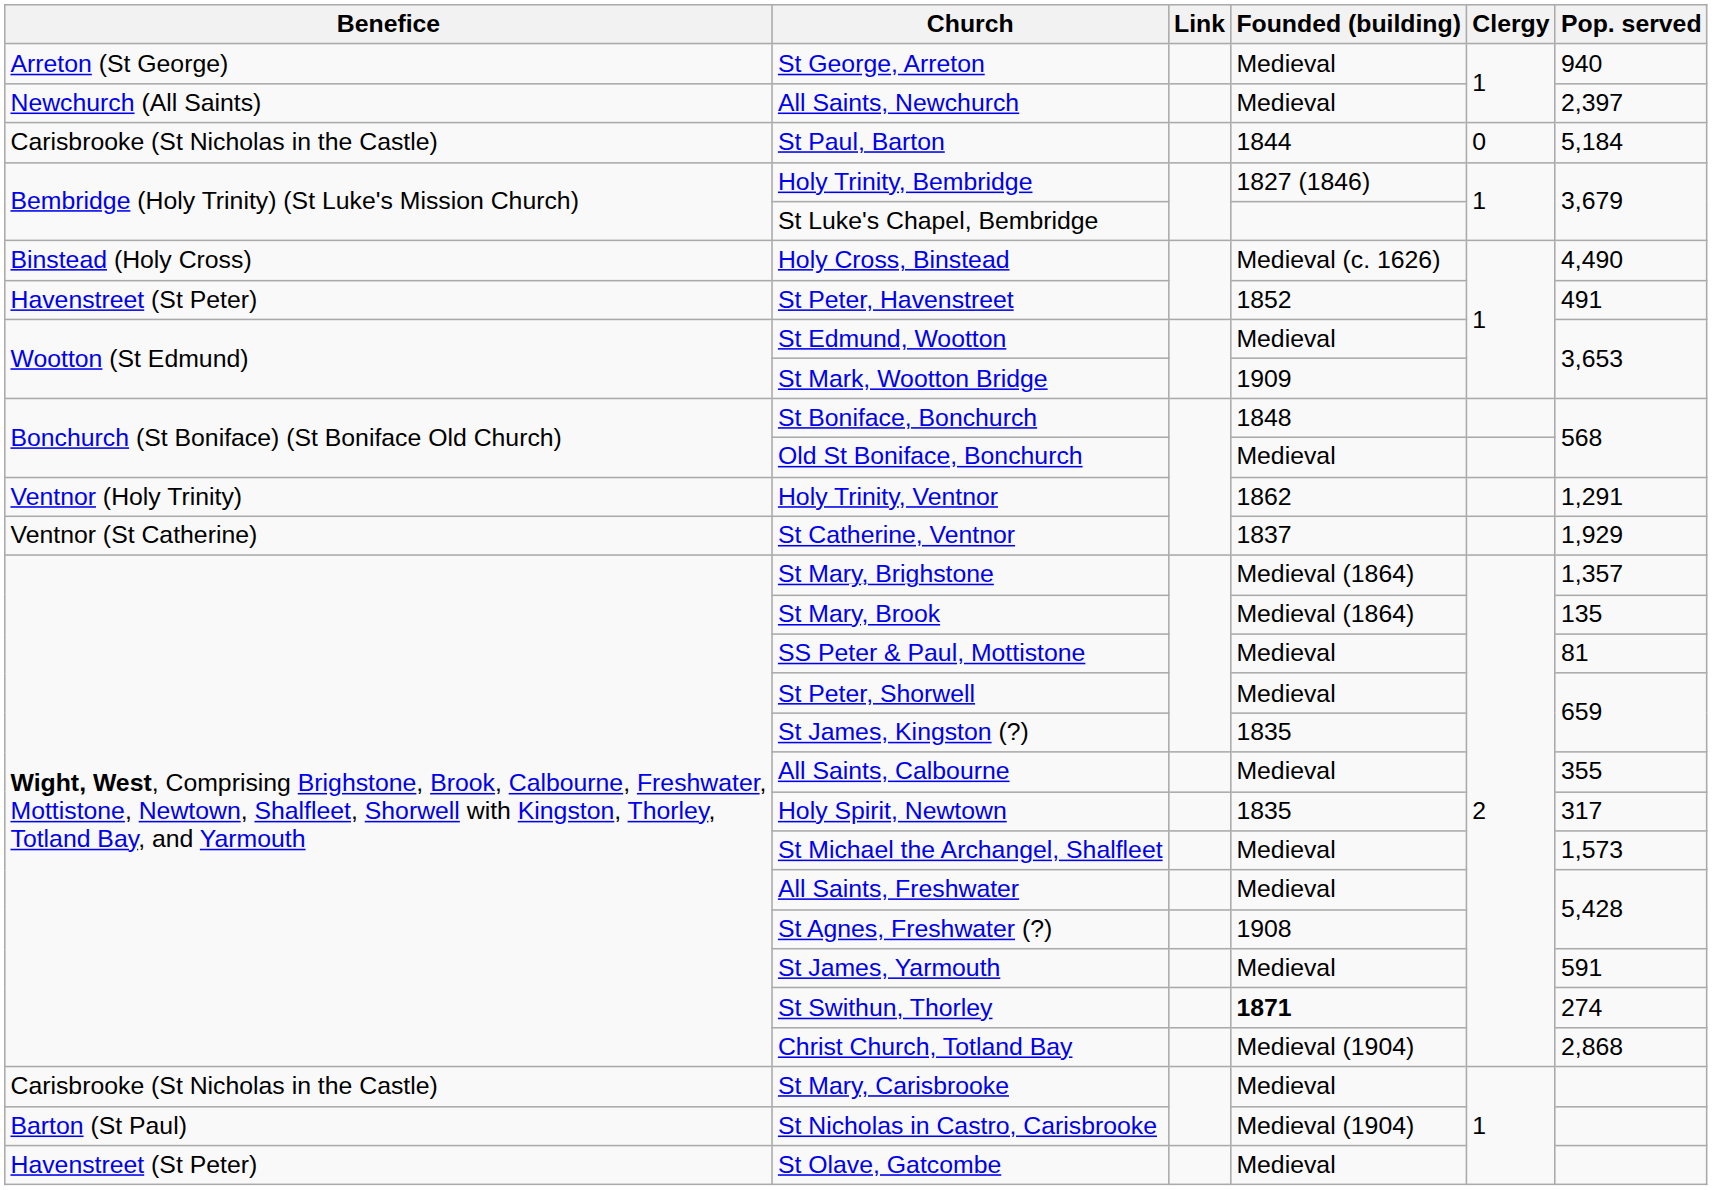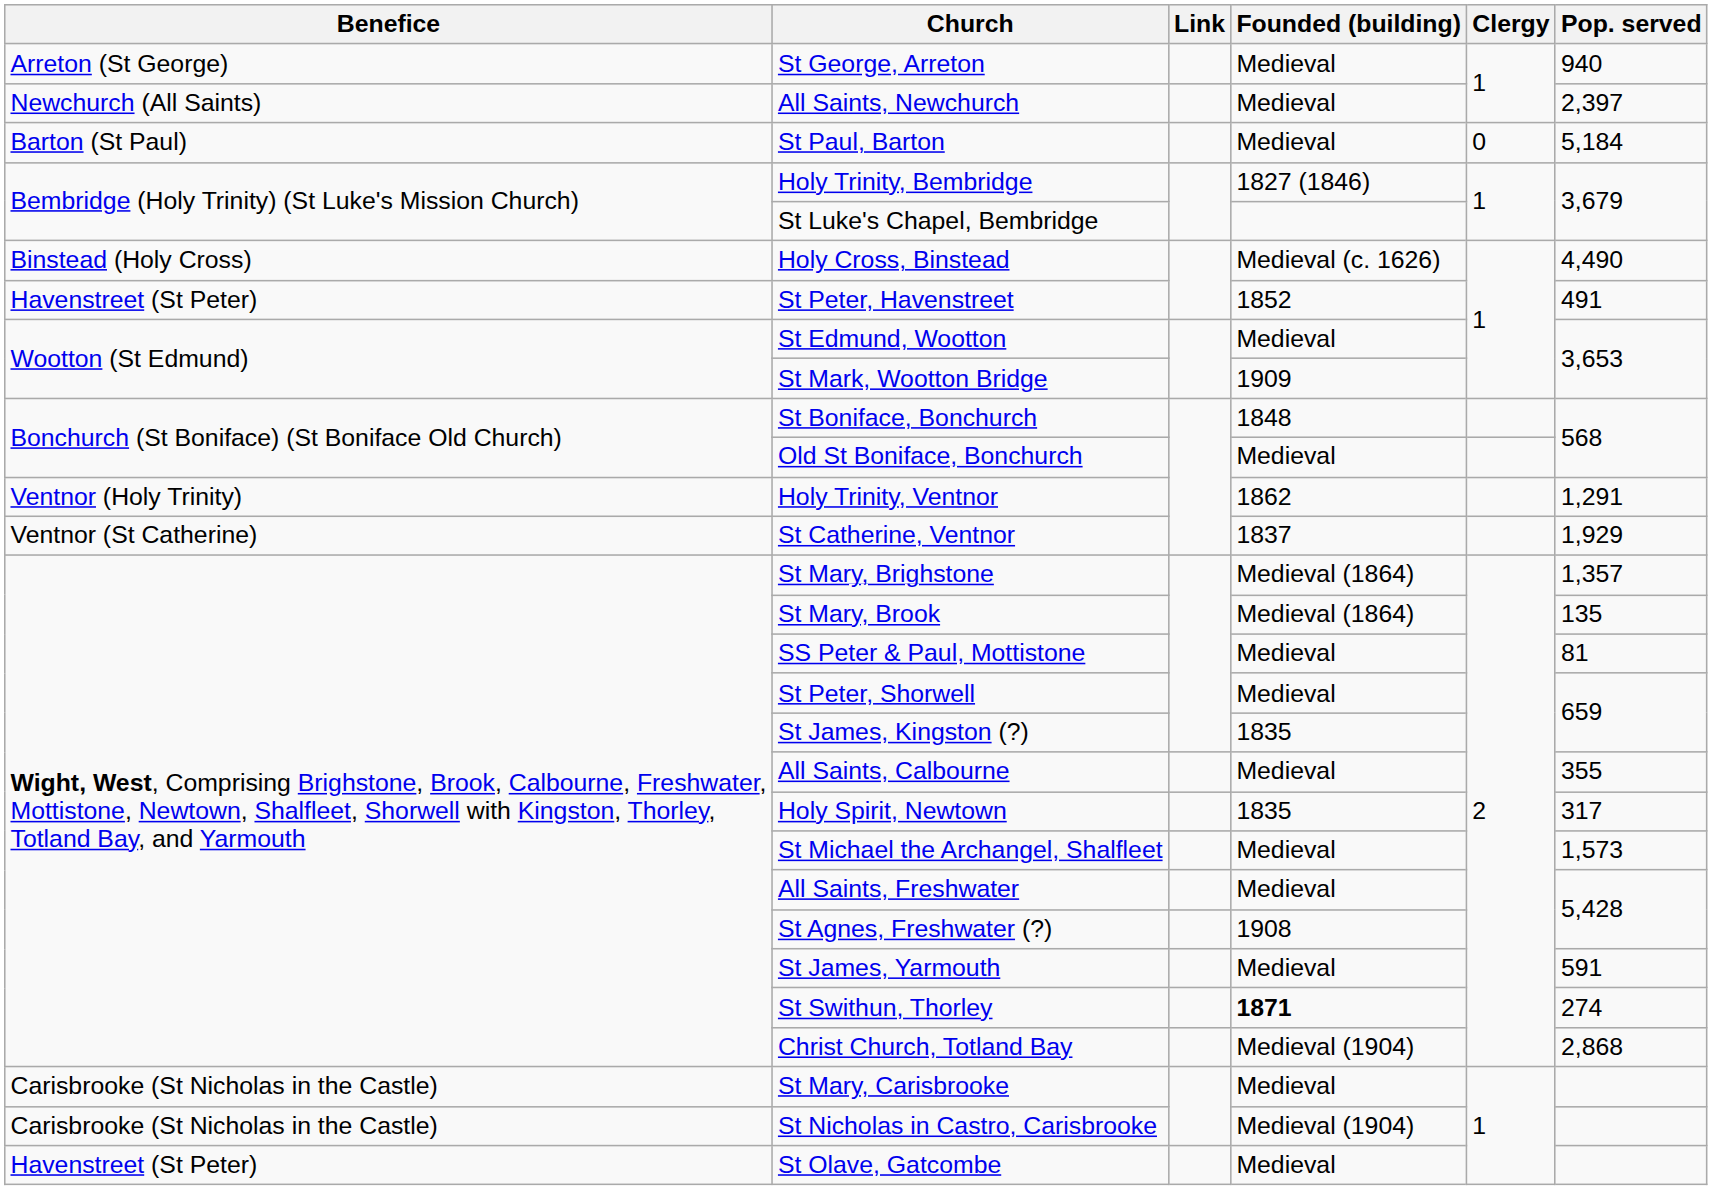(224, 142) Carisbrooke (St Nicholas in the Castle) -> (99, 142) Barton (St Paul)
(1264, 142) 1844 -> (1286, 142) Medieval
(99, 1125) Barton (St Paul) -> (224, 1125) Carisbrooke (St Nicholas in the Castle)
